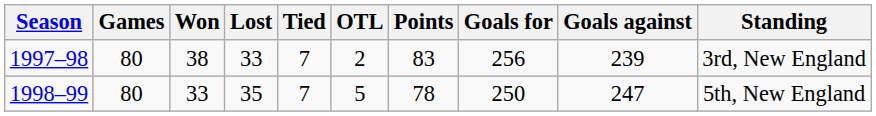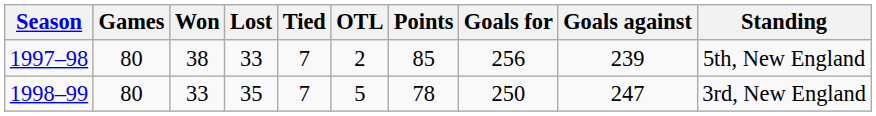(424, 57) 83 -> (424, 57) 85
(784, 57) 3rd, New England -> (784, 57) 5th, New England
(784, 93) 5th, New England -> (784, 93) 3rd, New England
